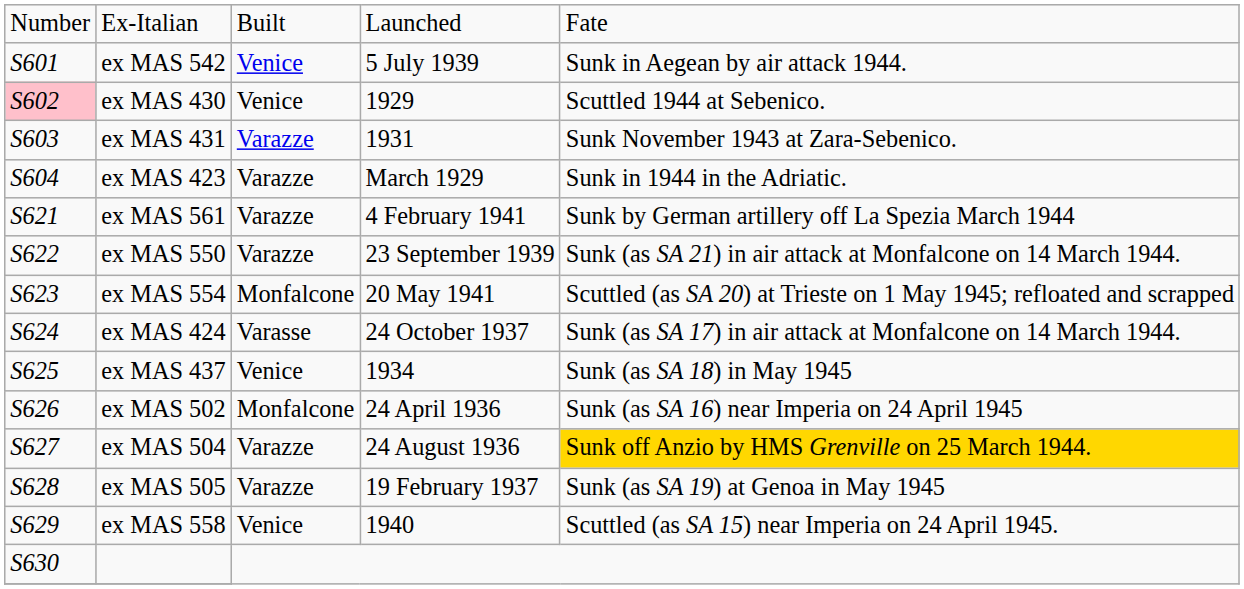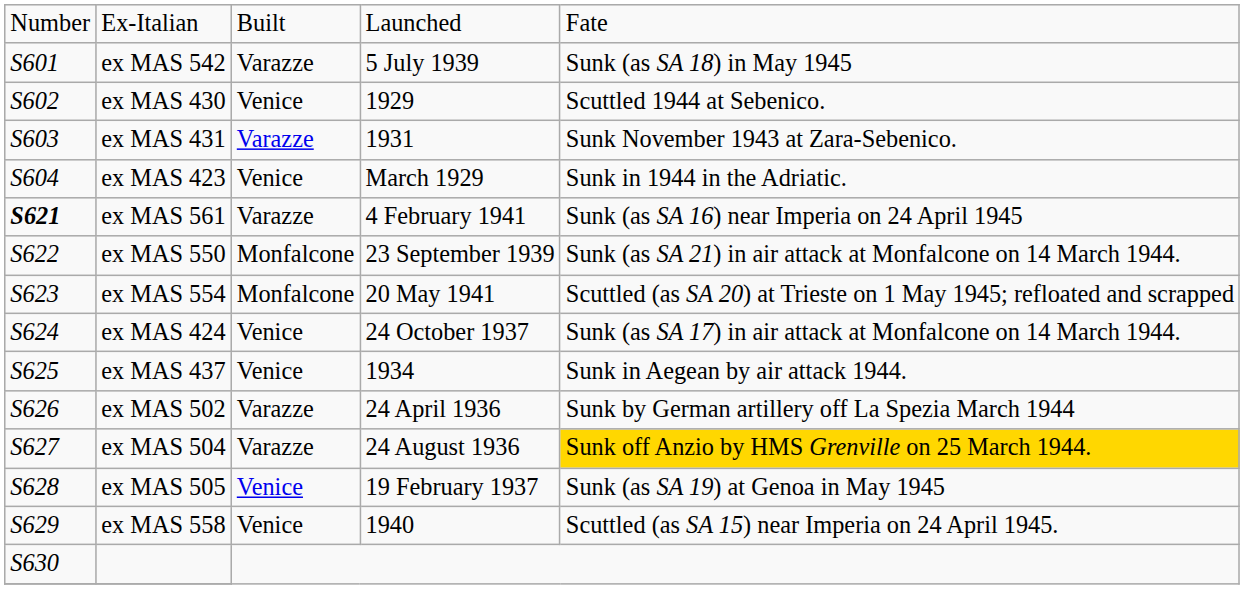(270, 62) Venice -> (275, 62) Varazze
(736, 62) Sunk in Aegean by air attack 1944. -> (709, 62) Sunk (as SA 18) in May 1945
(35, 100) pink background -> (35, 100) no background
(275, 178) Varazze -> (270, 178) Venice
(35, 216) normal -> (35, 216) bold
(820, 216) Sunk by German artillery off La Spezia March 1944 -> (794, 216) Sunk (as SA 16) near Imperia on 24 April 1945
(275, 255) Varazze -> (296, 255) Monfalcone
(274, 332) Varasse -> (270, 332) Venice
(709, 370) Sunk (as SA 18) in May 1945 -> (736, 370) Sunk in Aegean by air attack 1944.
(296, 409) Monfalcone -> (275, 409) Varazze
(794, 409) Sunk (as SA 16) near Imperia on 24 April 1945 -> (820, 409) Sunk by German artillery off La Spezia March 1944
(275, 486) Varazze -> (270, 486) Venice
